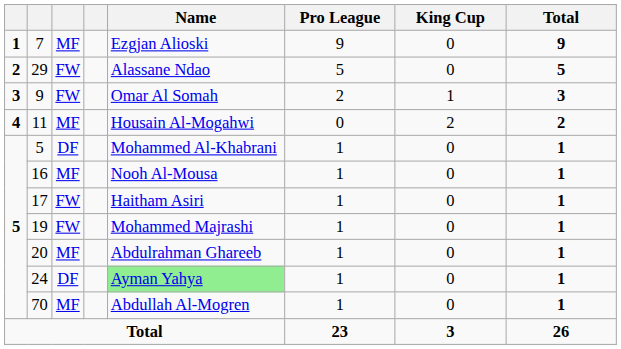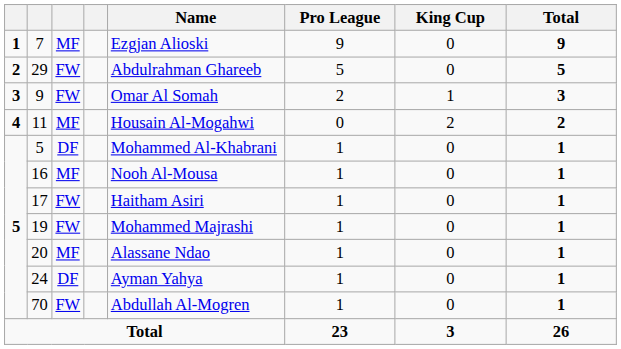(160, 69) Alassane Ndao -> (186, 69) Abdulrahman Ghareeb
(186, 252) Abdulrahman Ghareeb -> (160, 252) Alassane Ndao
(157, 278) lightgreen background -> (157, 278) no background
(68, 305) MF -> (68, 305) FW
